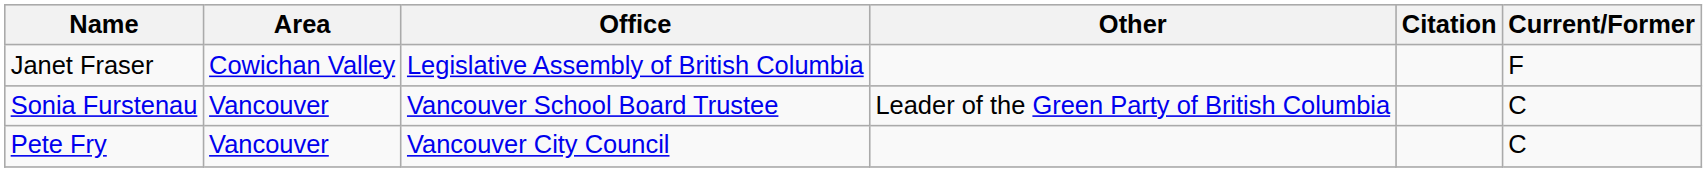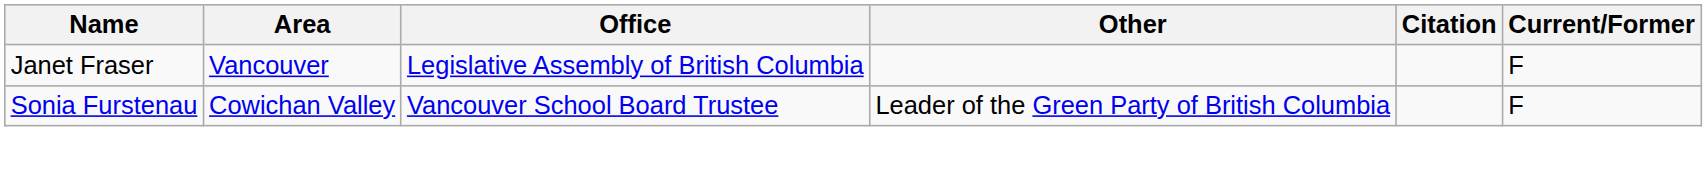(302, 65) Cowichan Valley -> (269, 65) Vancouver
(269, 105) Vancouver -> (302, 105) Cowichan Valley
(1517, 105) C -> (1516, 105) F
- row: (59, 145)
